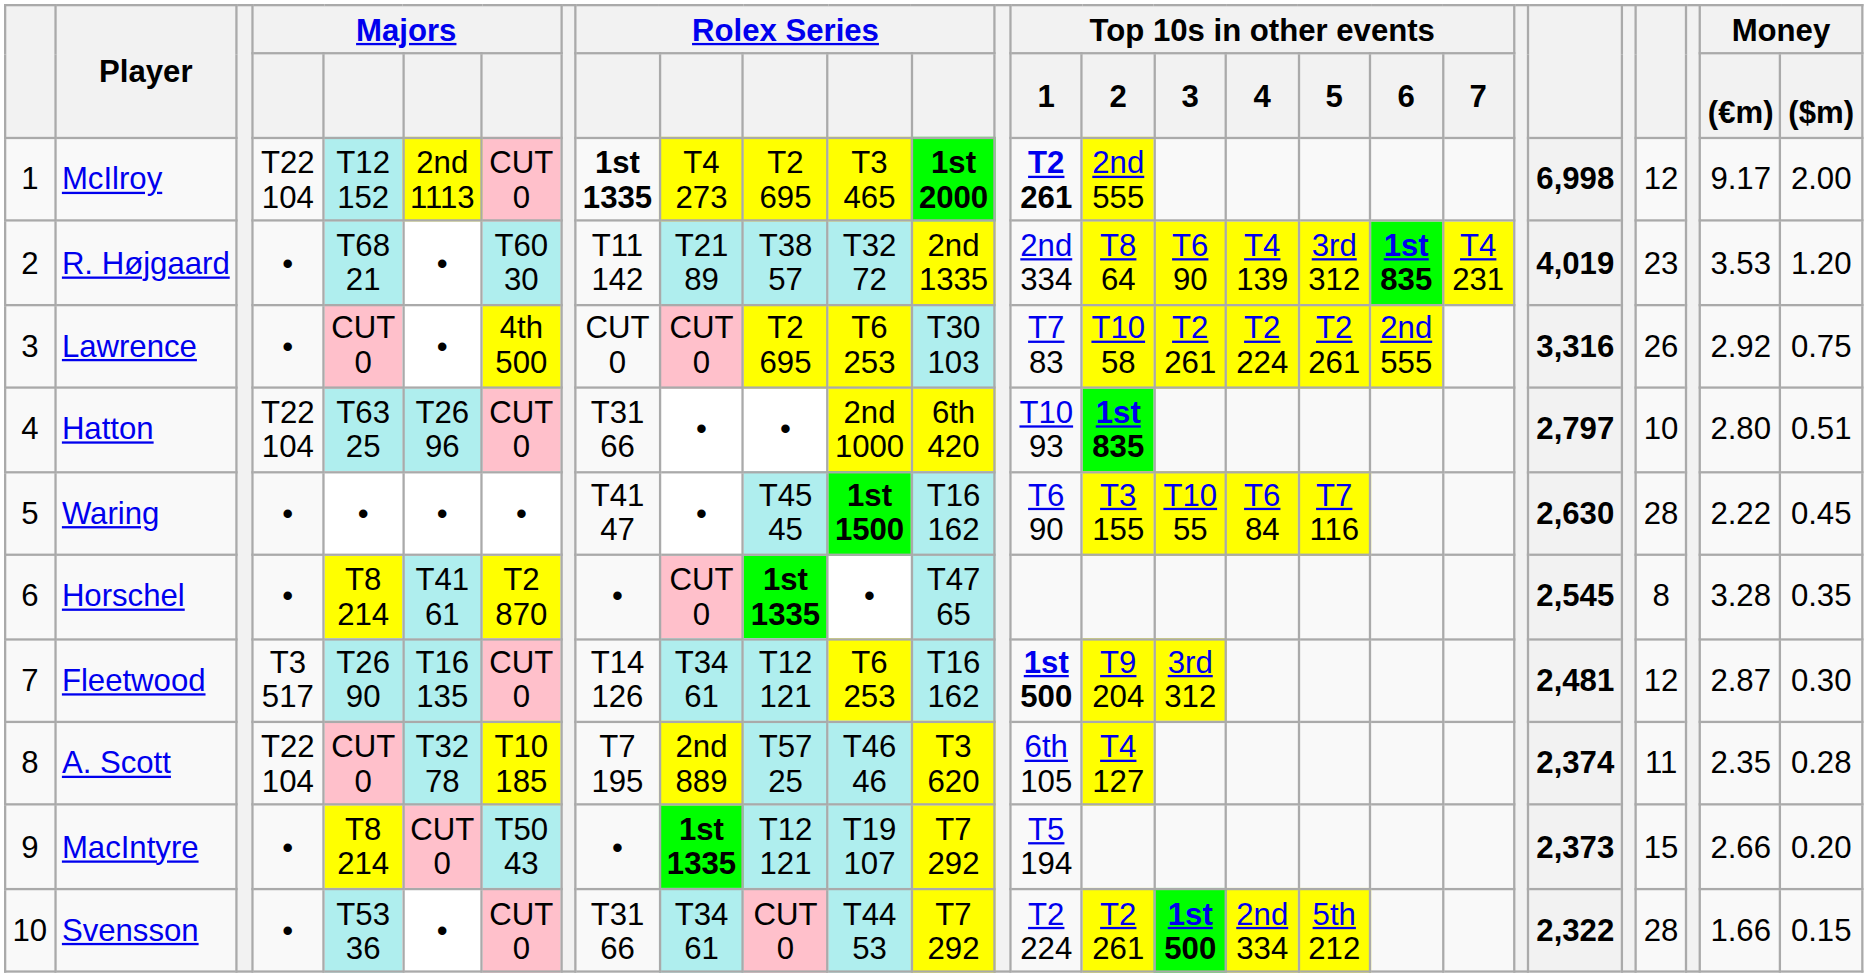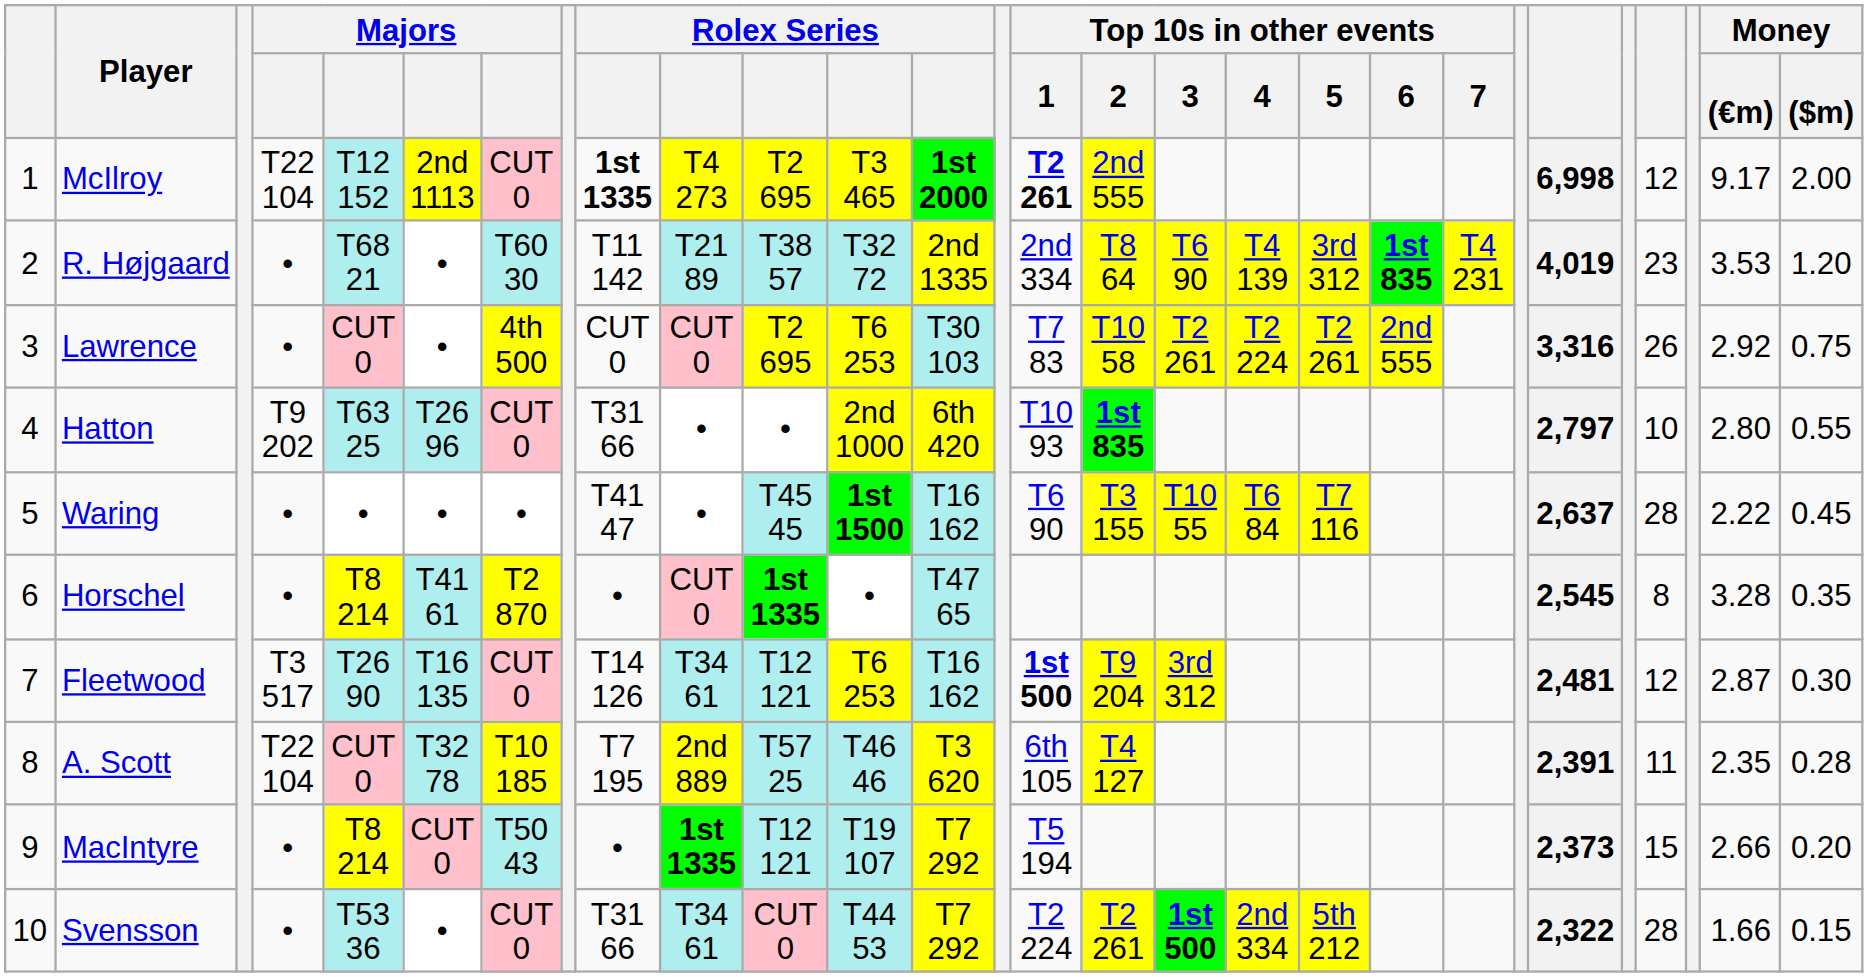(288, 429) T22 104 -> (288, 429) T9 202
(1821, 429) 0.51 -> (1821, 429) 0.55
(1575, 513) 2,630 -> (1575, 513) 2,637
(1575, 763) 2,374 -> (1575, 763) 2,391
